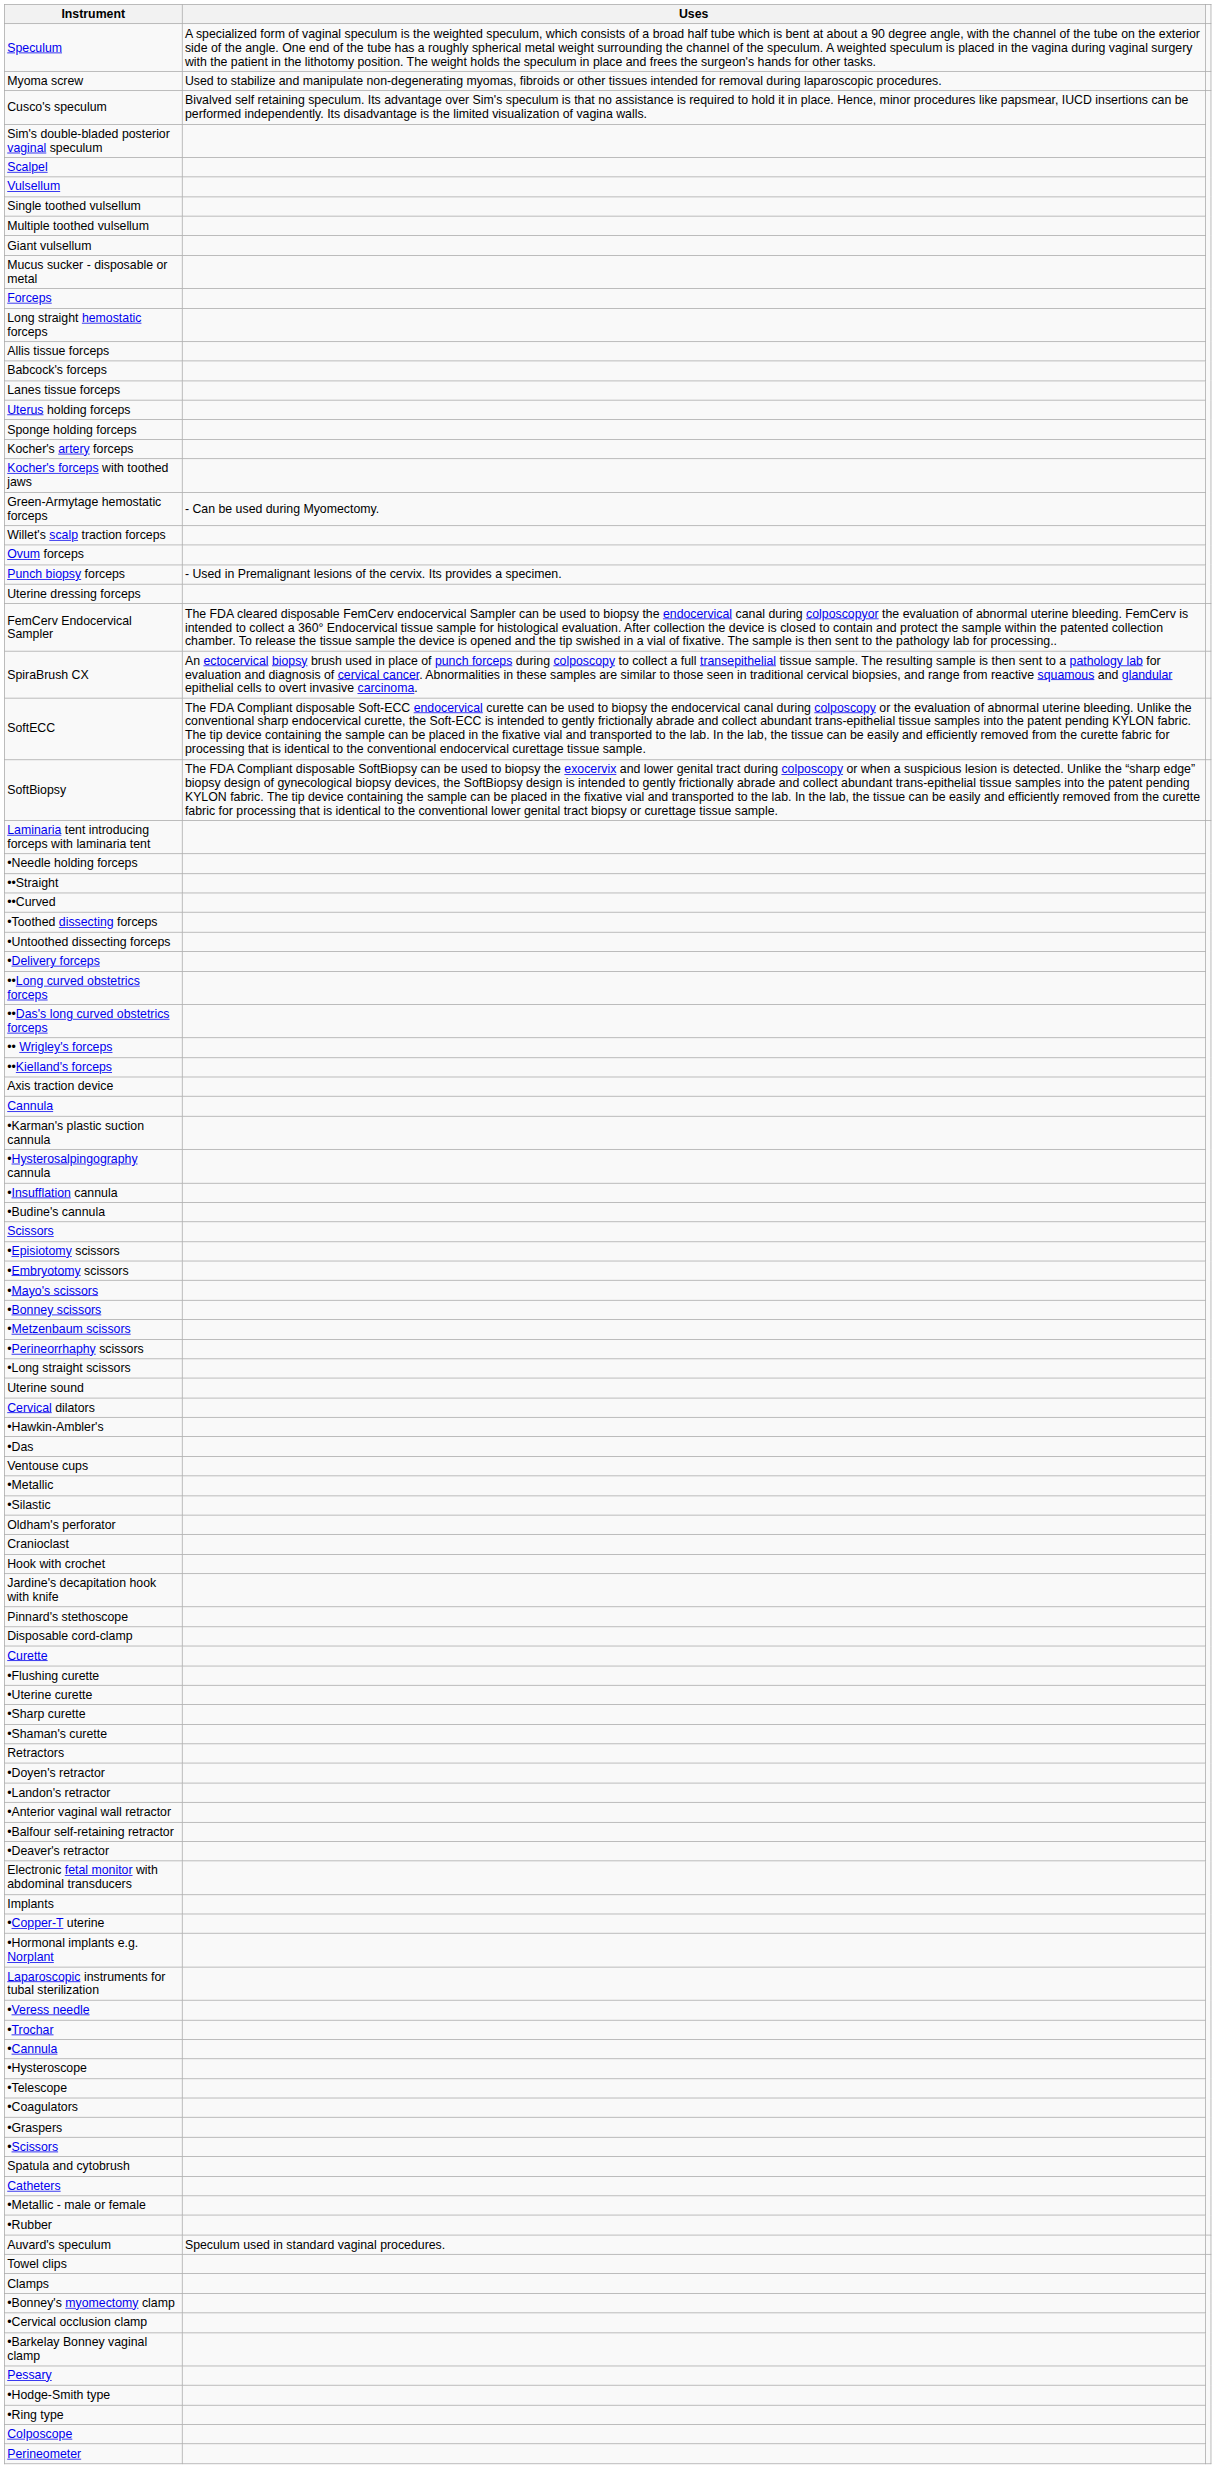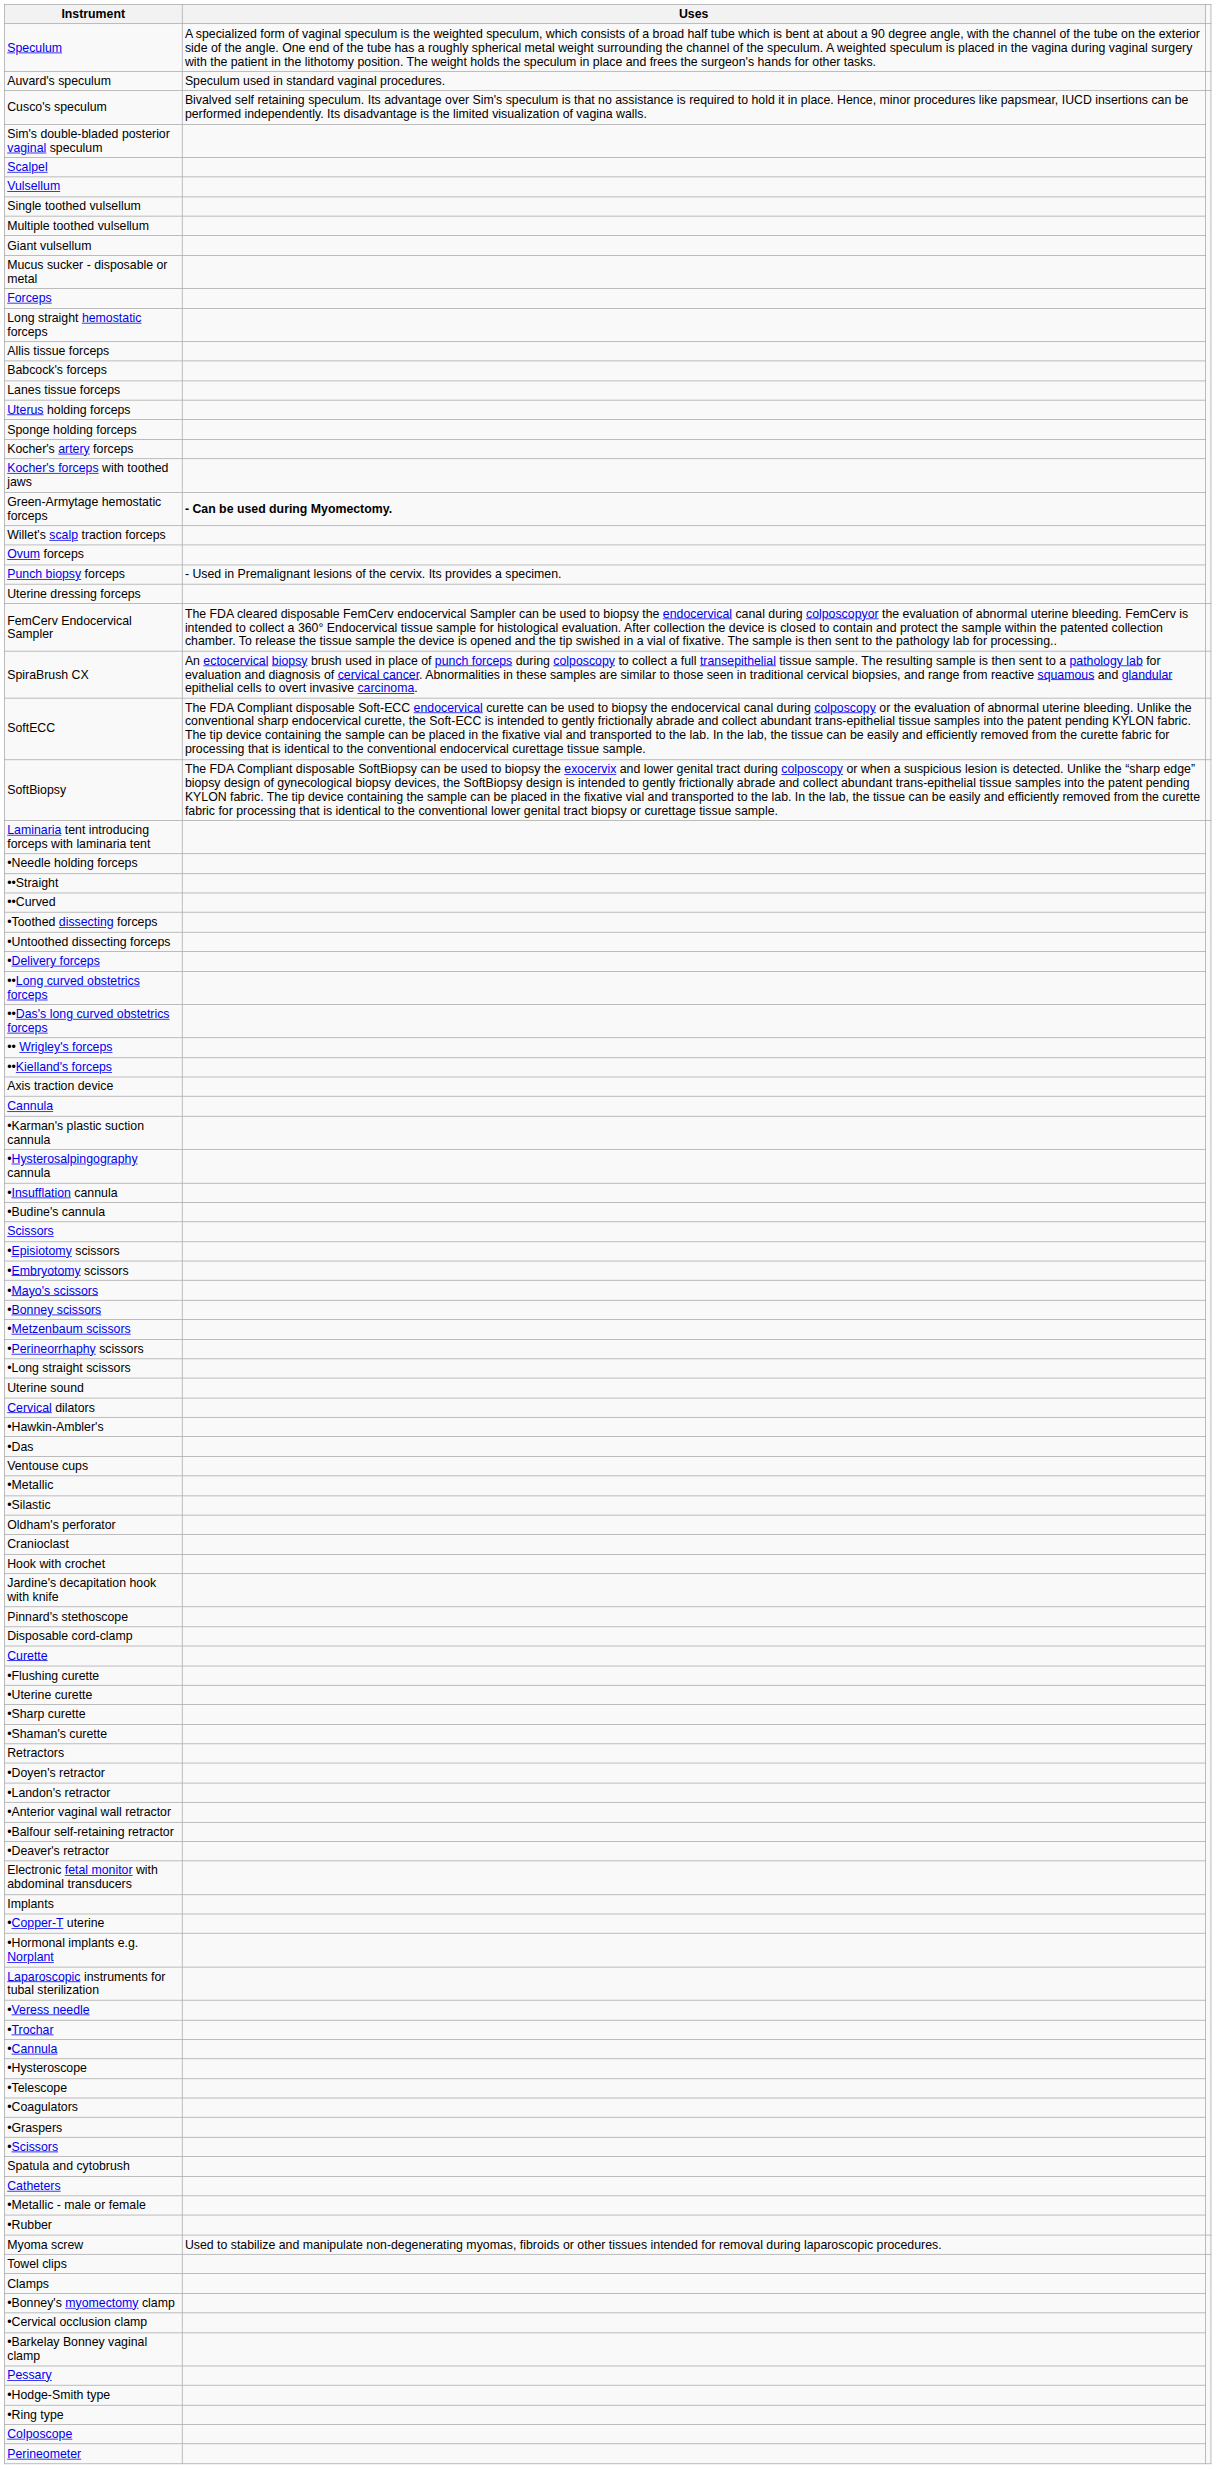rows swapped: (59, 2244) <-> (45, 81)
(282, 508) normal -> (288, 508) bold
